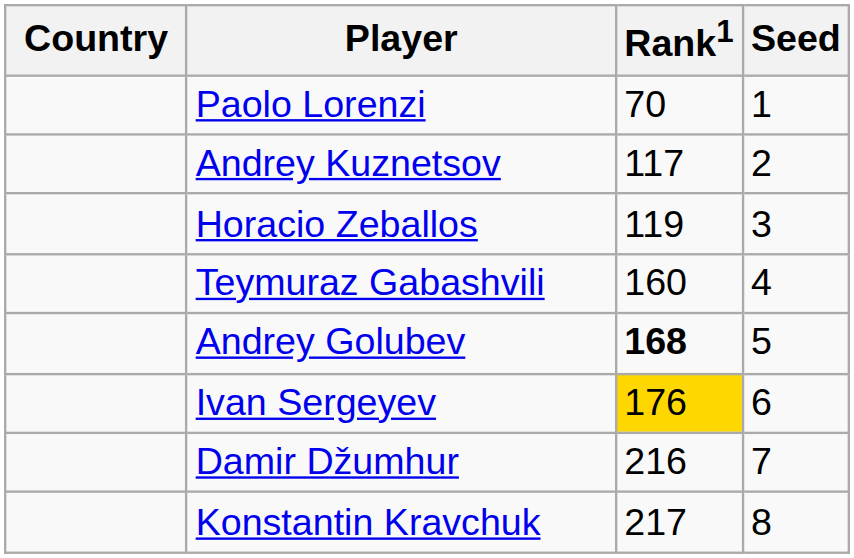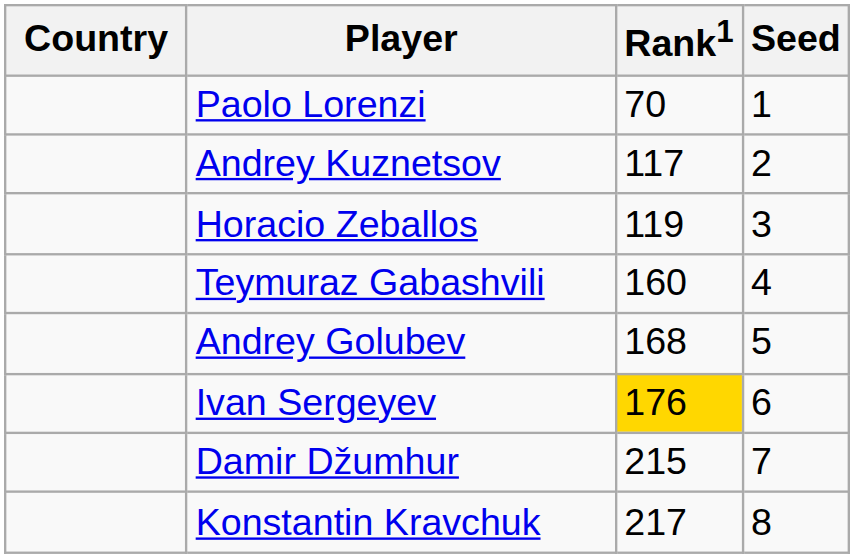(656, 342) bold -> (656, 342) normal
(656, 461) 216 -> (656, 461) 215
